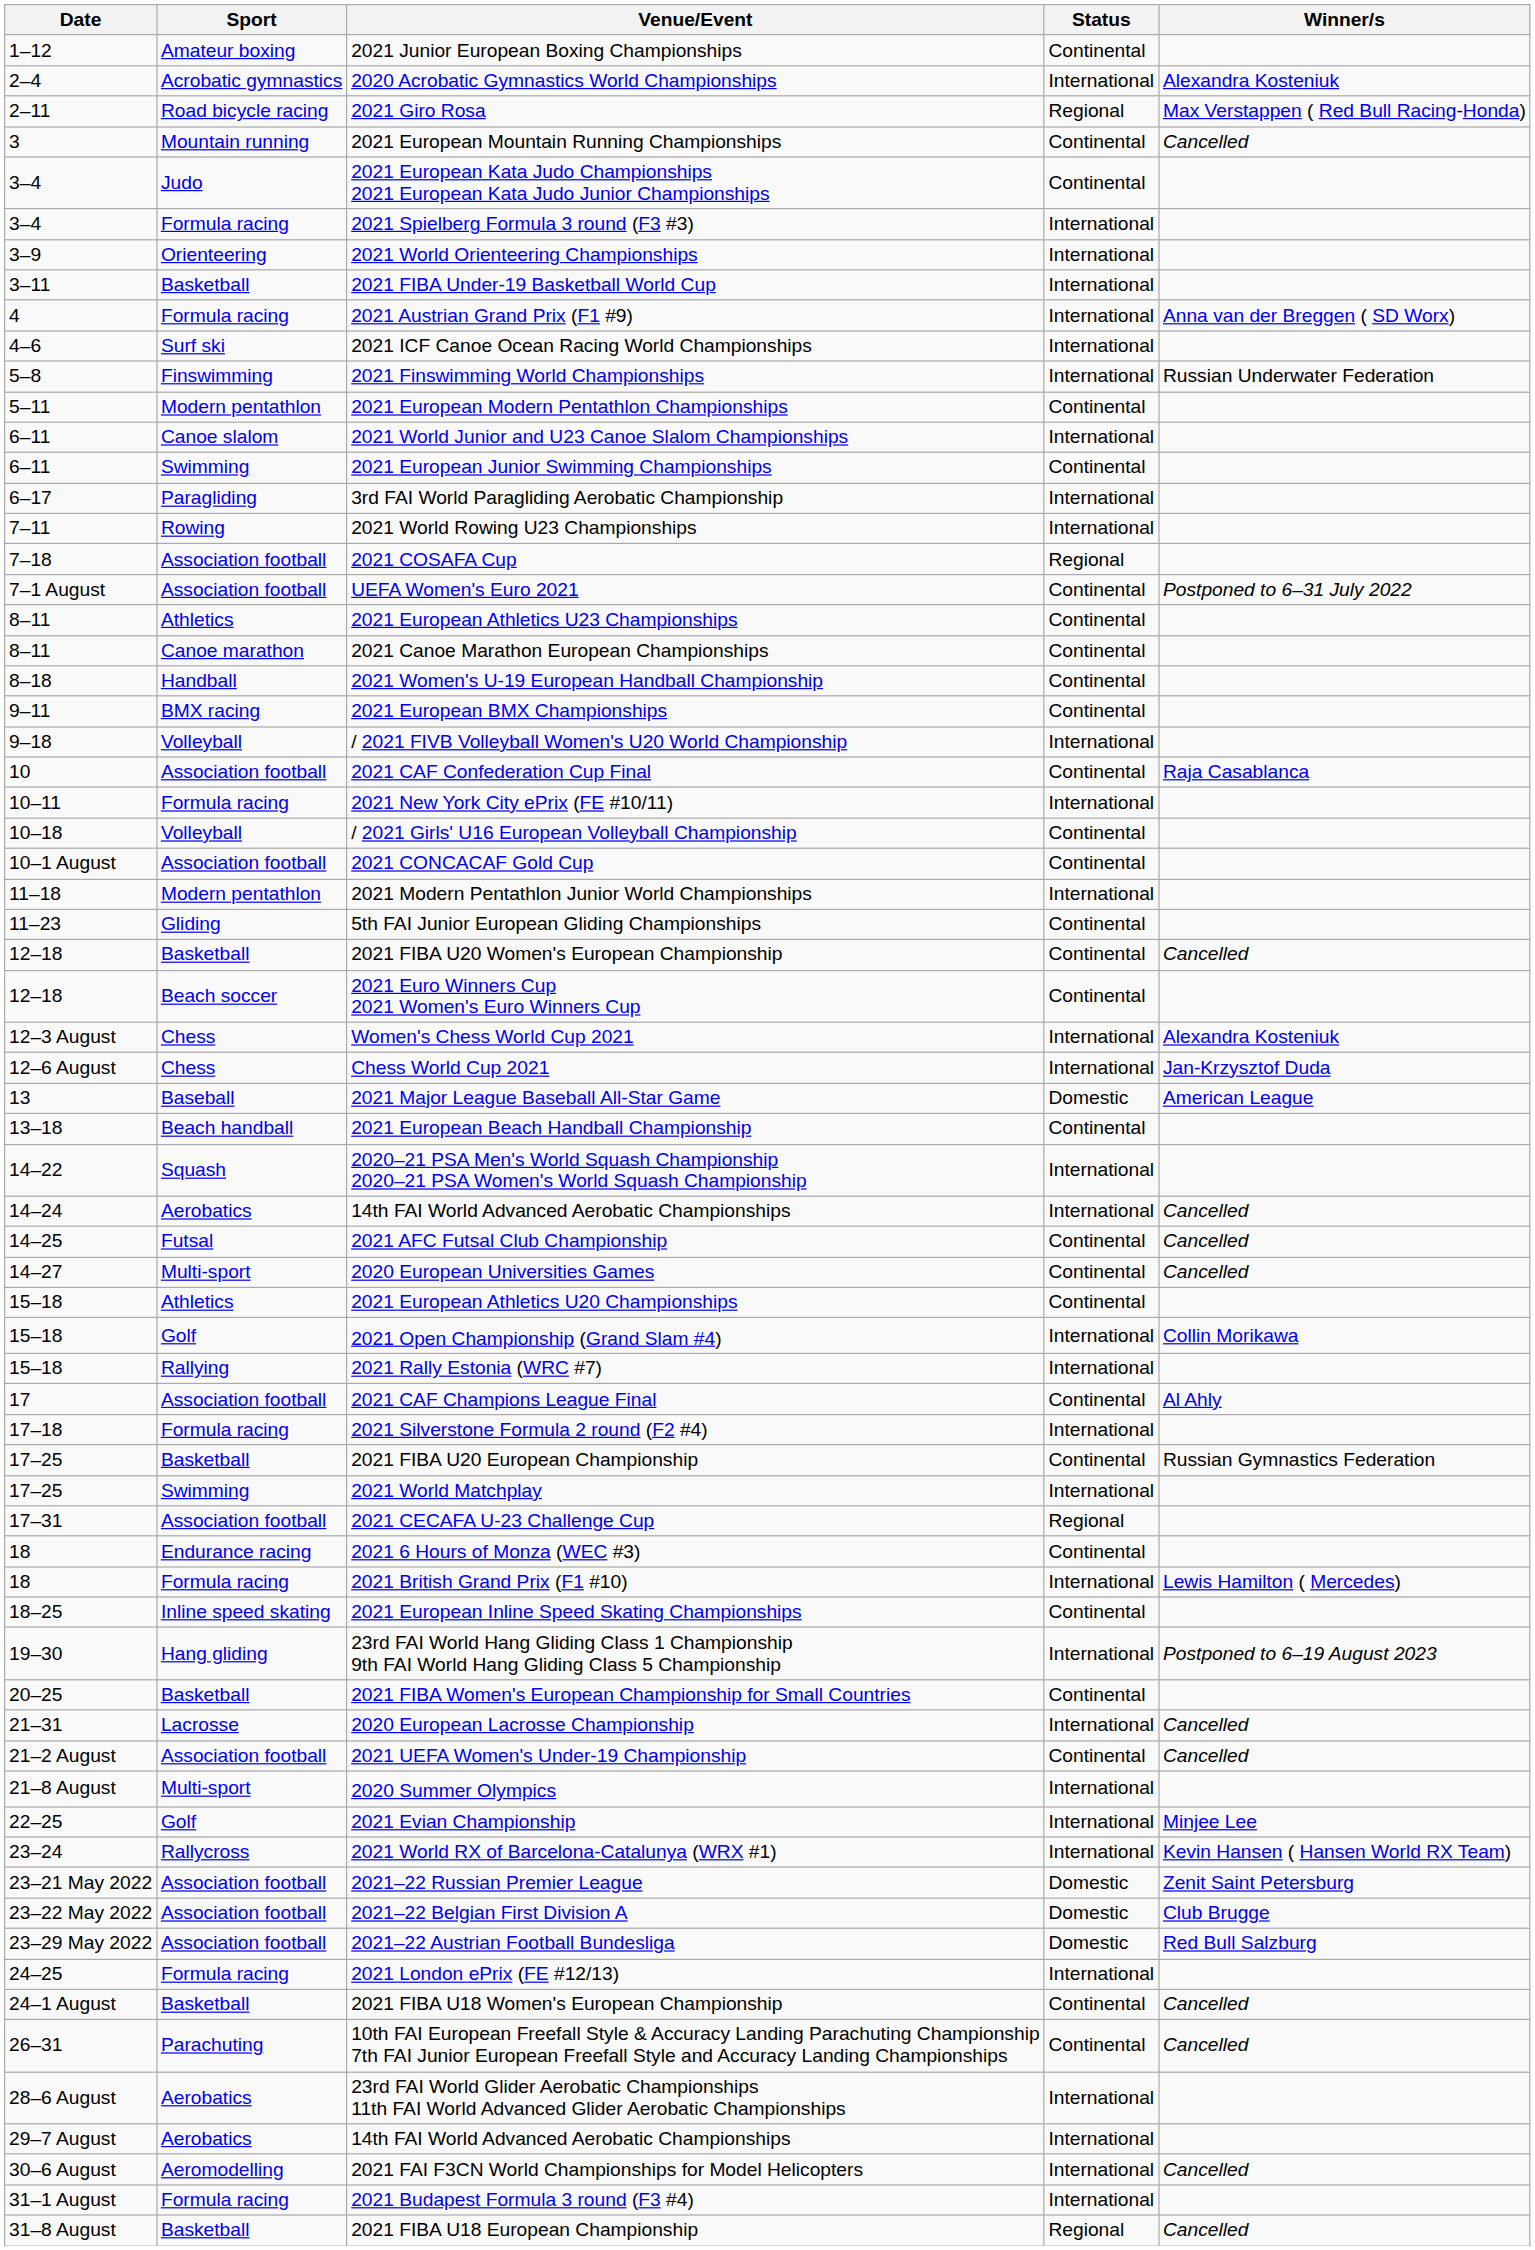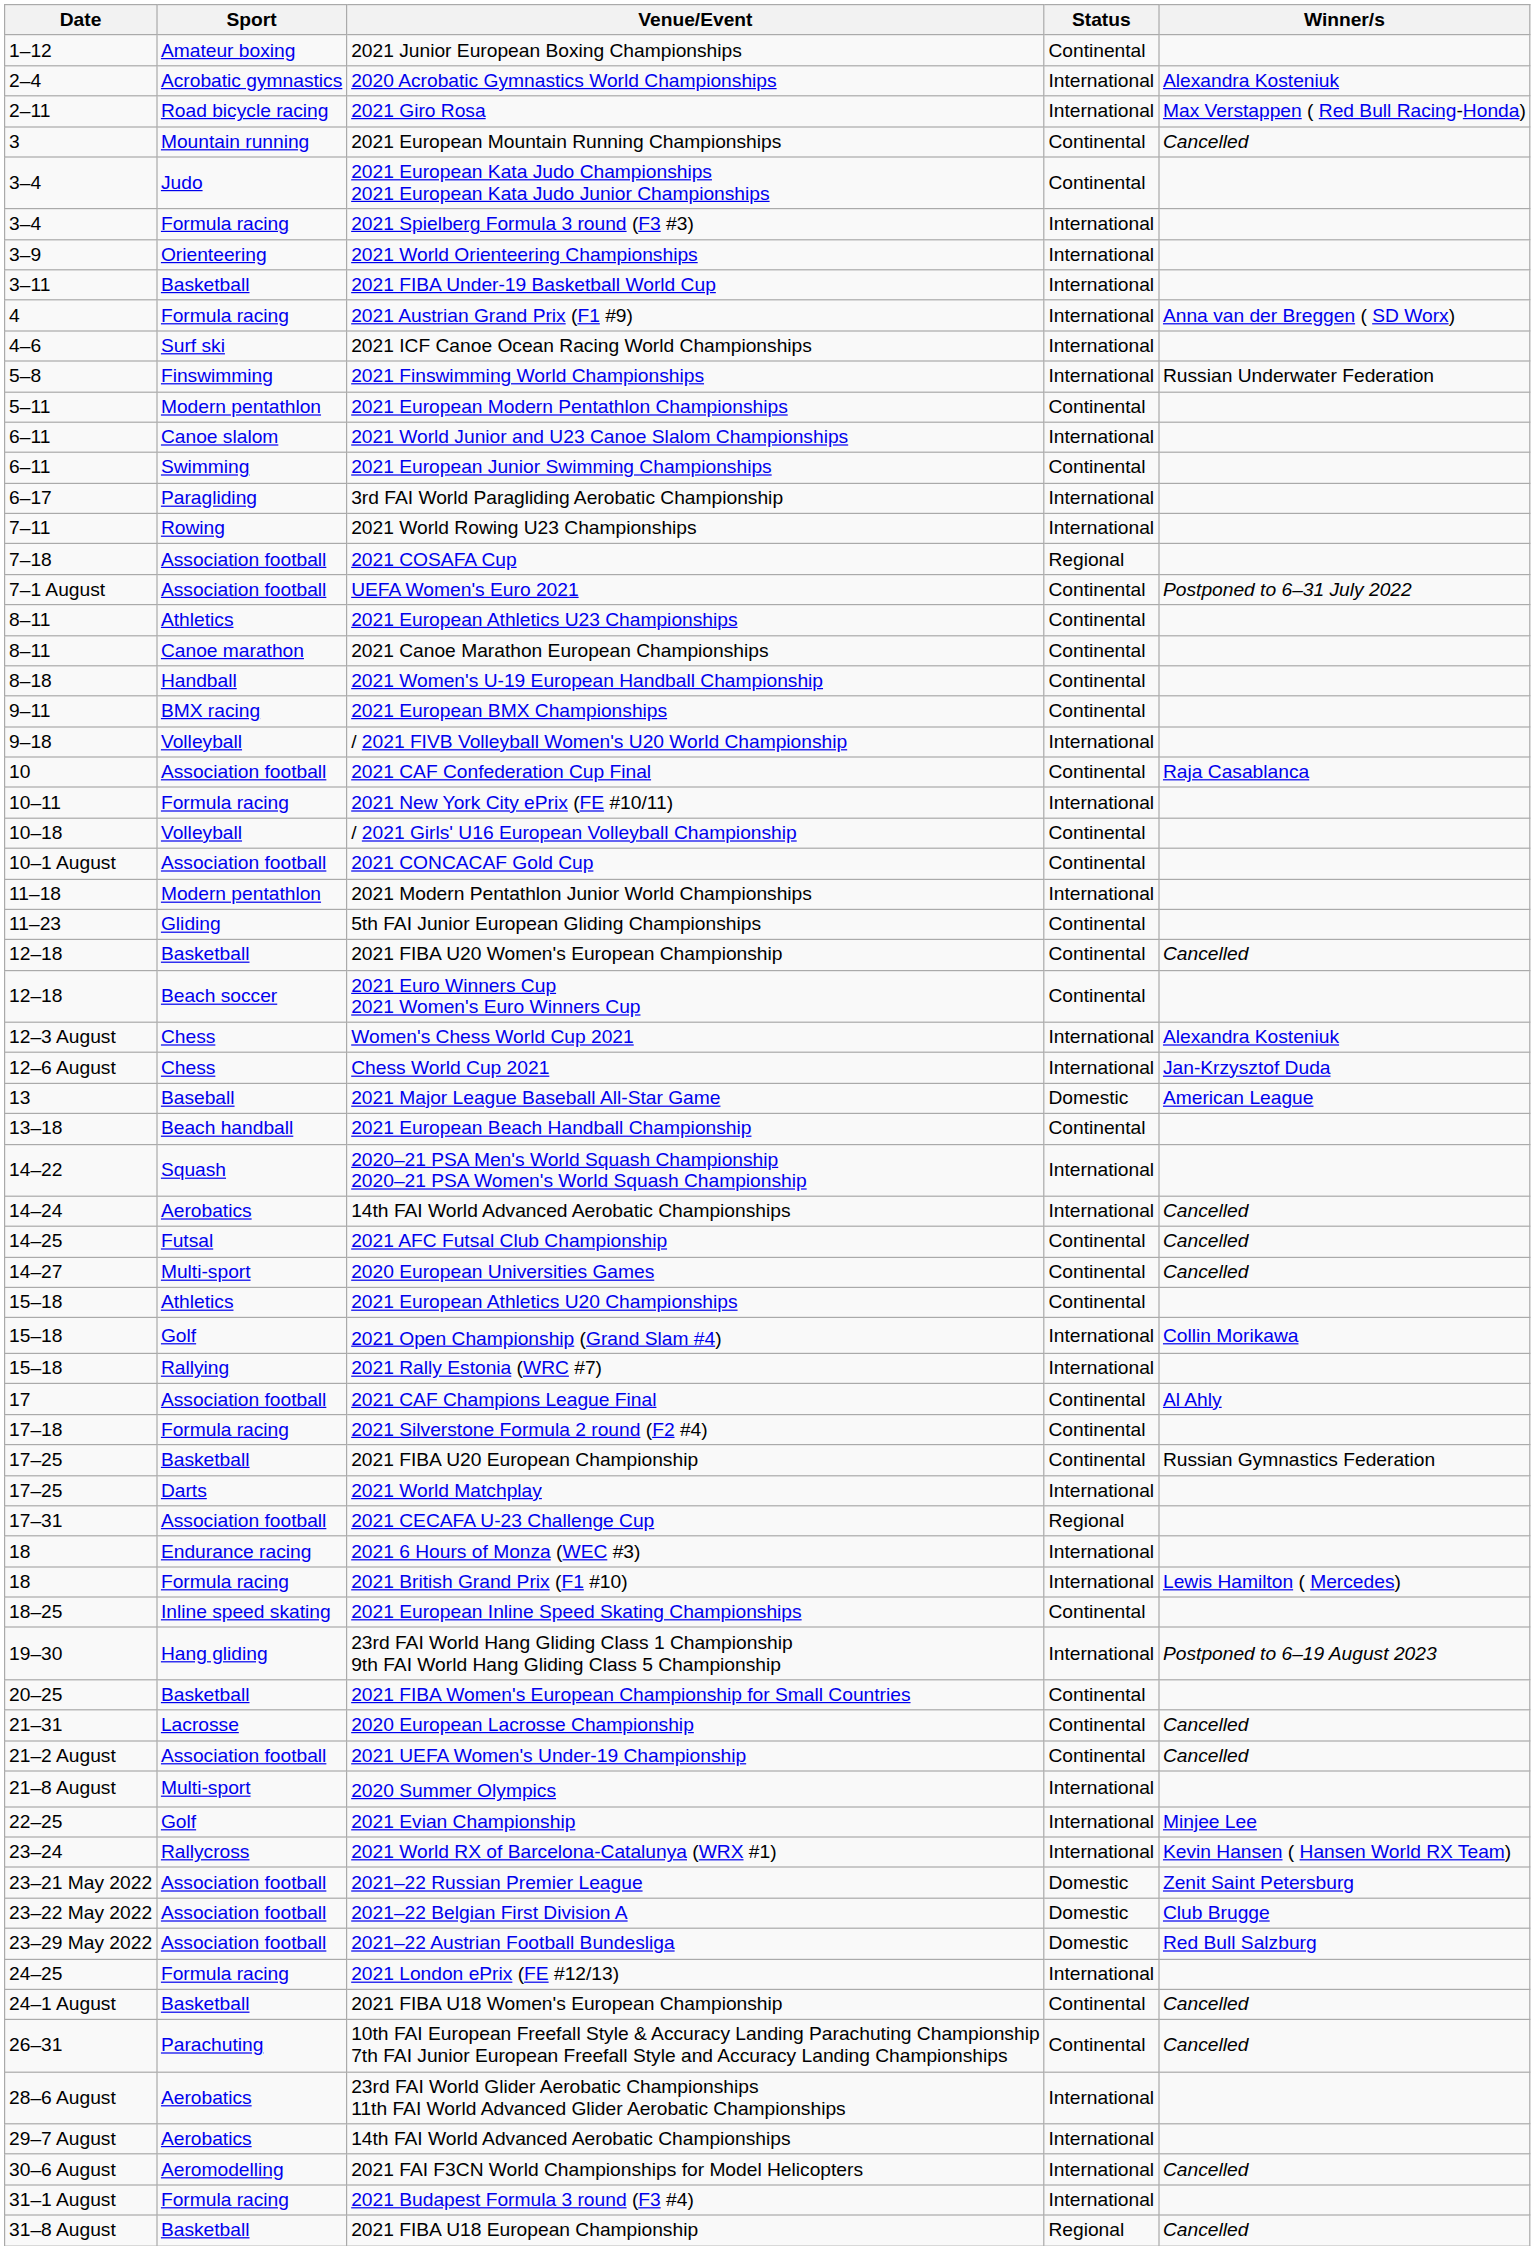(1086, 111) Regional -> (1101, 111) International
(1101, 1429) International -> (1097, 1429) Continental
(205, 1490) Swimming -> (184, 1490) Darts
(1097, 1551) Continental -> (1101, 1551) International
(1101, 1725) International -> (1097, 1725) Continental
